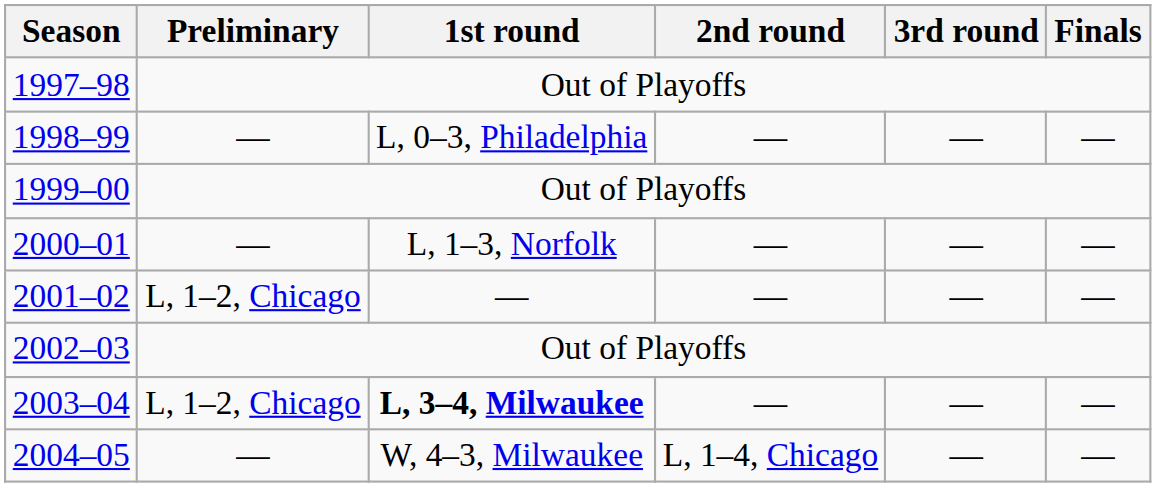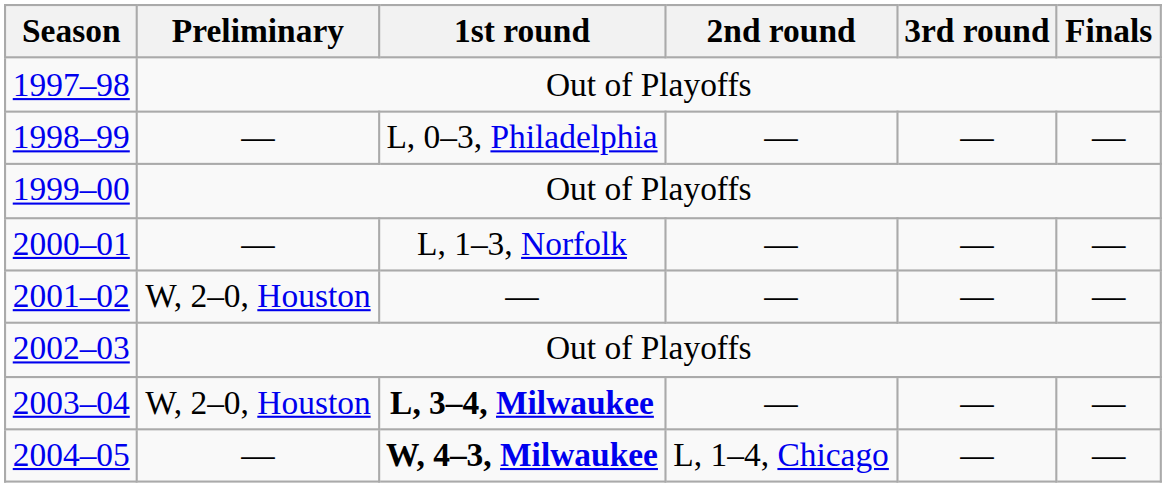(253, 296) L, 1–2, Chicago -> (258, 296) W, 2–0, Houston
(253, 402) L, 1–2, Chicago -> (258, 402) W, 2–0, Houston
(512, 455) normal -> (522, 455) bold
